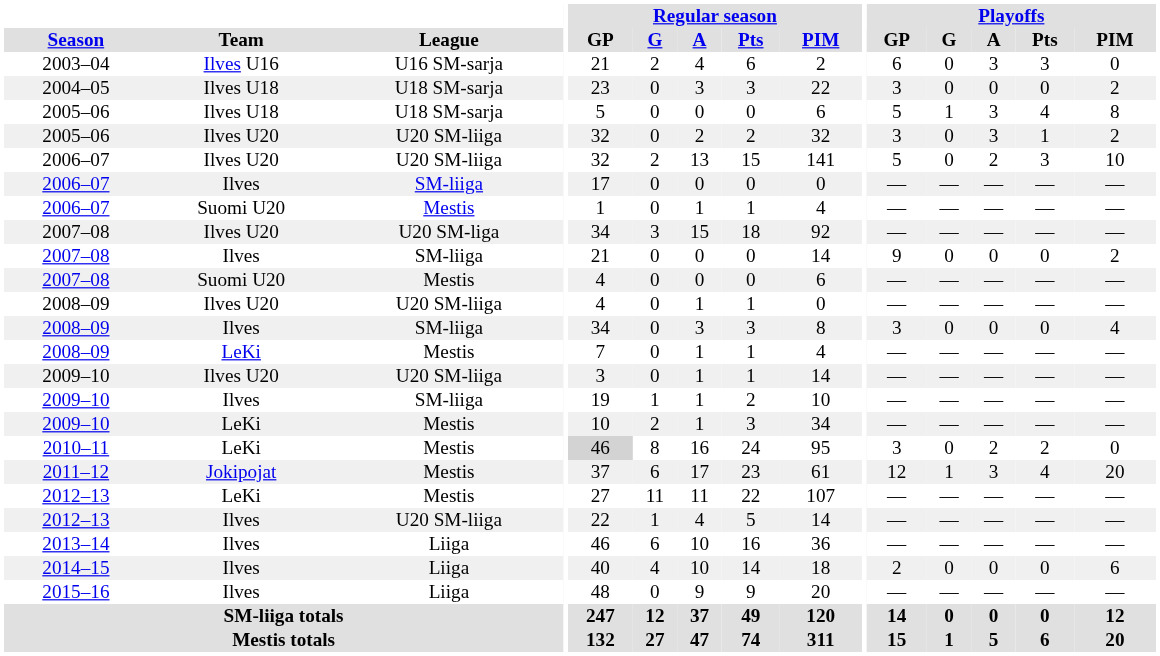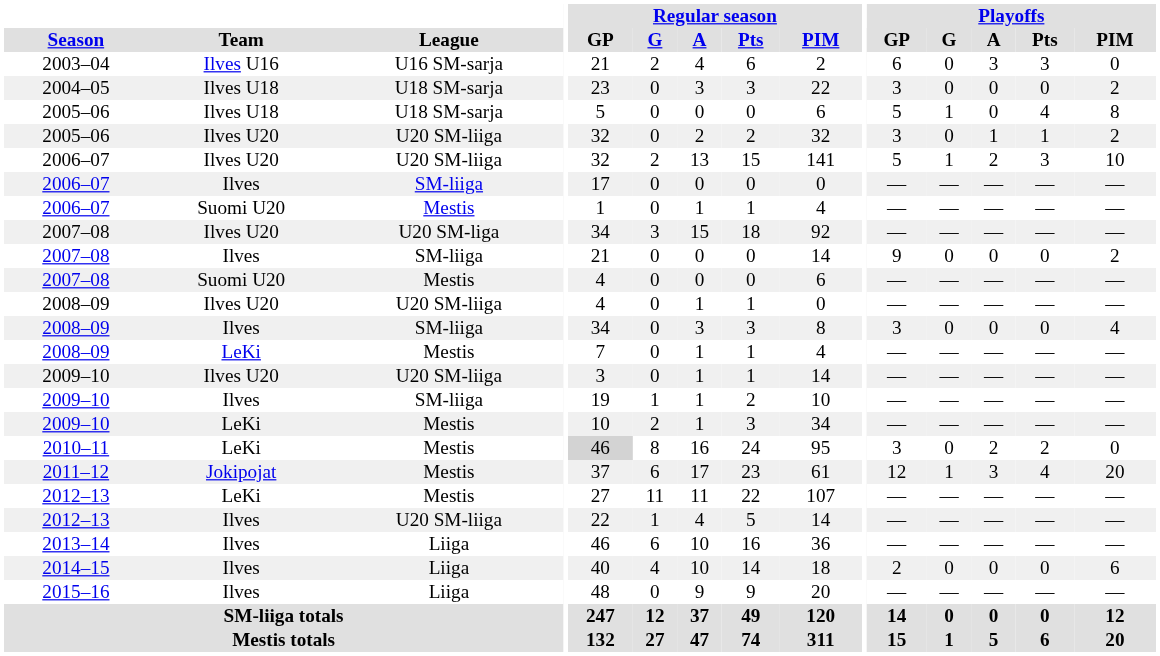(994, 111) 3 -> (994, 111) 0
(994, 135) 3 -> (994, 135) 1
(949, 159) 0 -> (949, 159) 1
